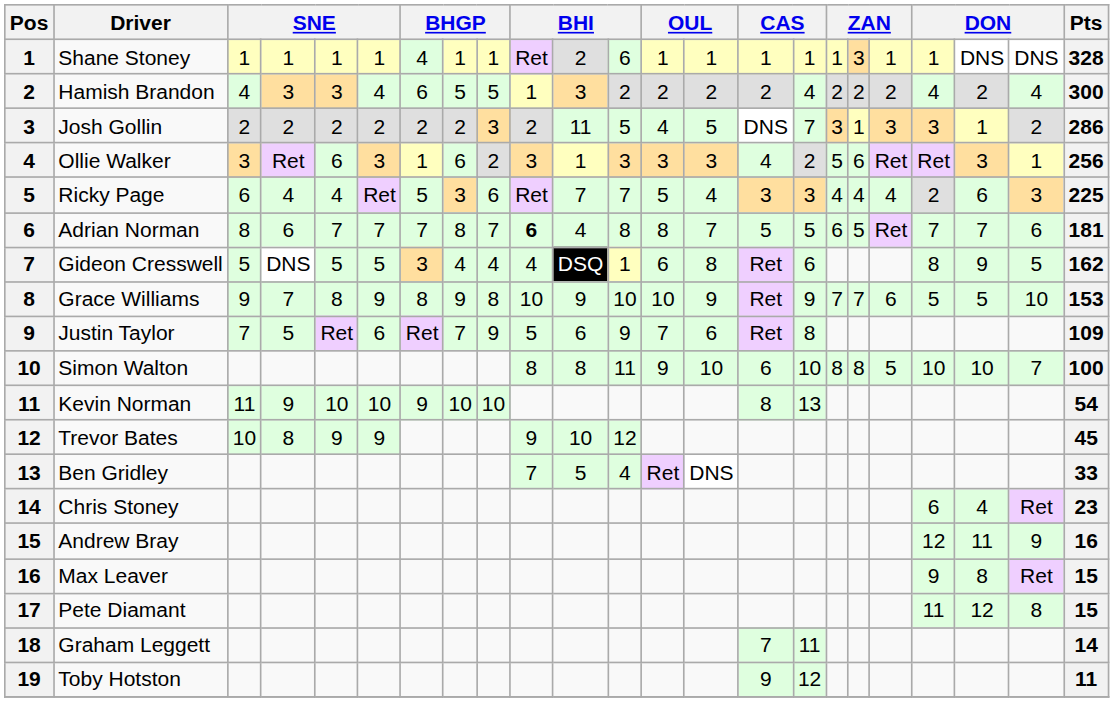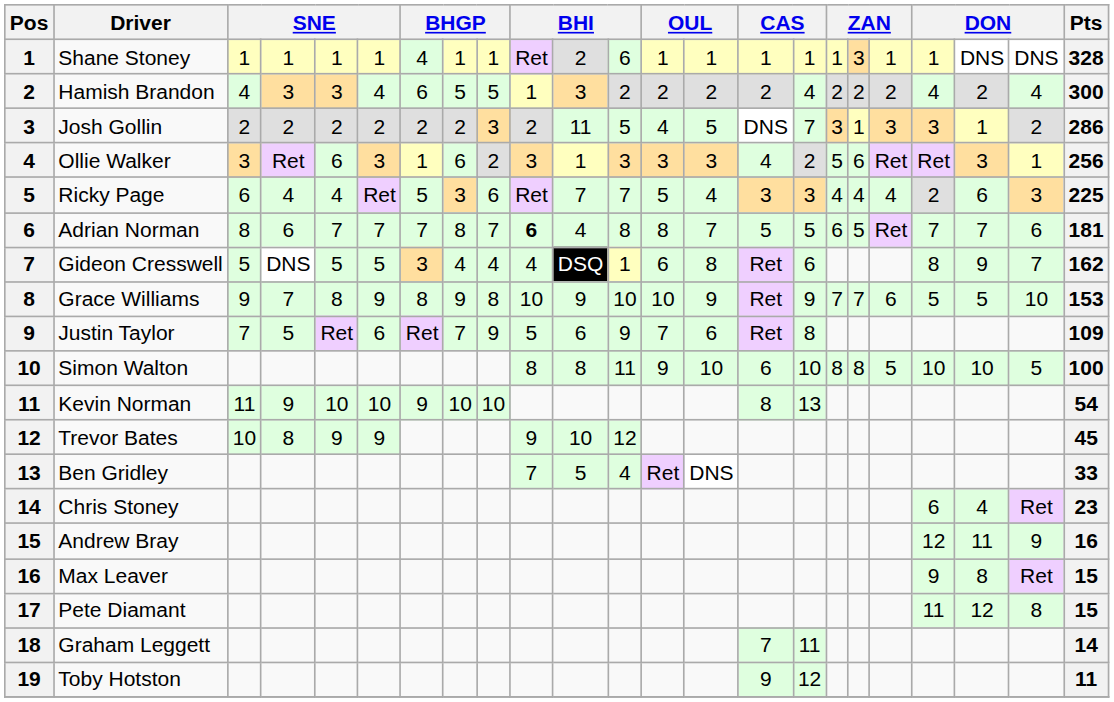(1036, 264) 5 -> (1036, 264) 7
(1036, 368) 7 -> (1036, 368) 5
